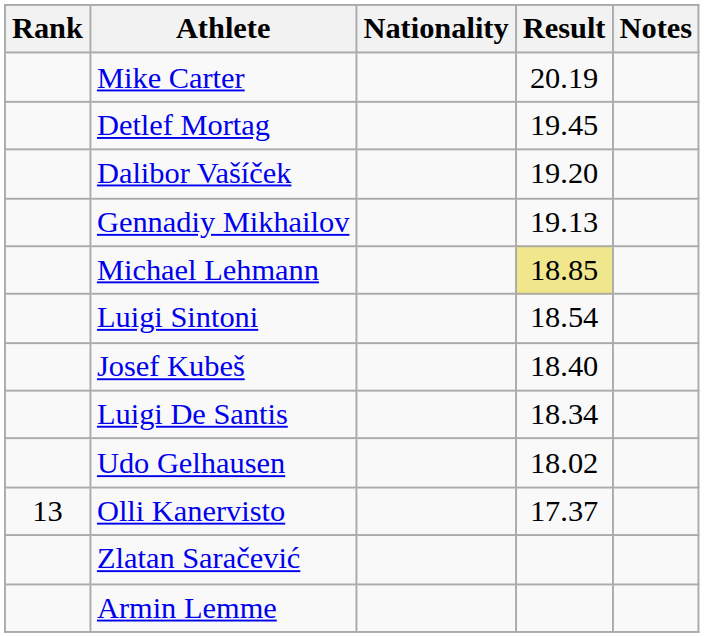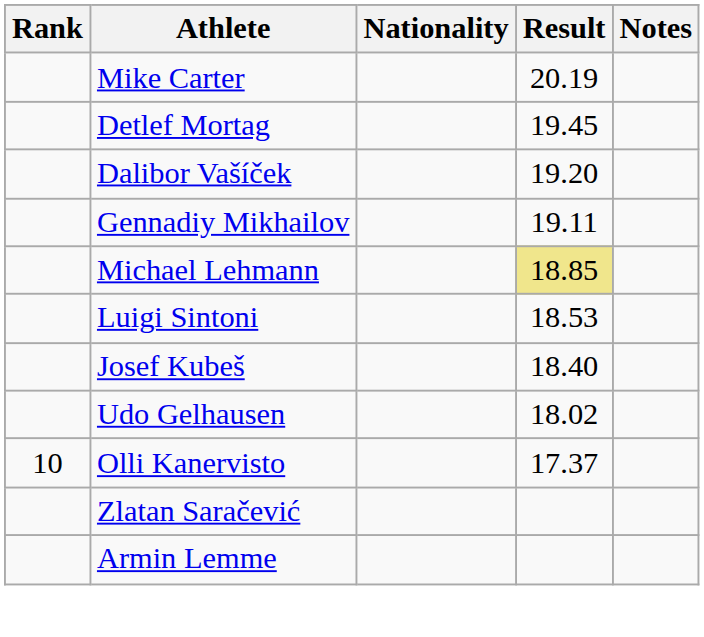(564, 221) 19.13 -> (564, 221) 19.11
(564, 317) 18.54 -> (564, 317) 18.53
- row: (192, 414)
(47, 510) 13 -> (47, 462) 10
